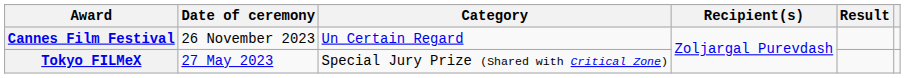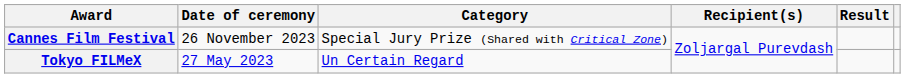(393, 39) Un Certain Regard -> (495, 39) Special Jury Prize (Shared with Critical Zone)
(495, 61) Special Jury Prize (Shared with Critical Zone) -> (393, 61) Un Certain Regard
